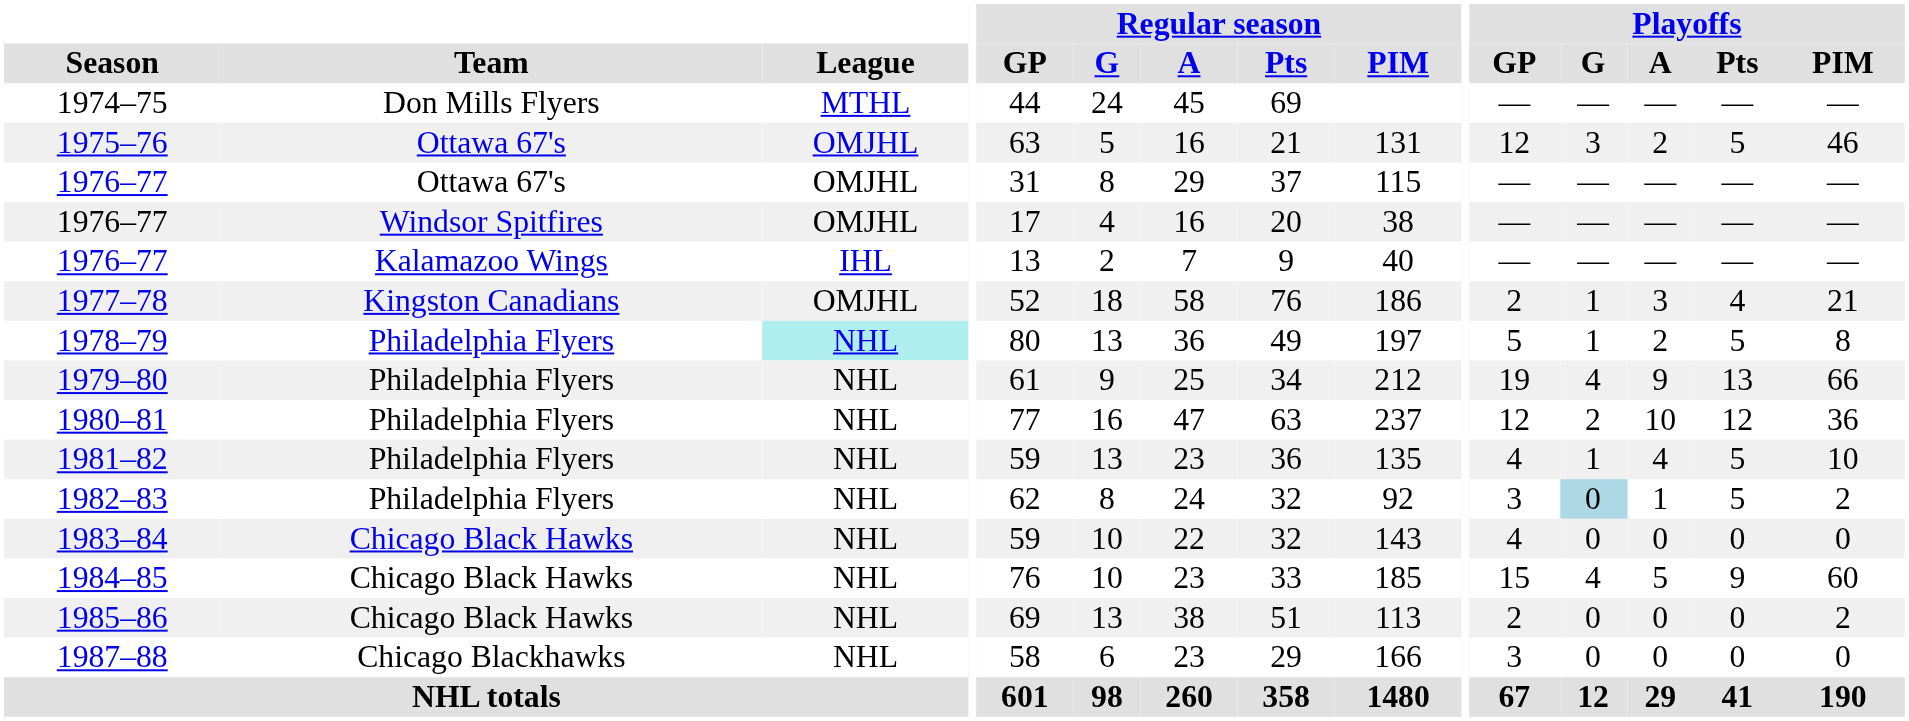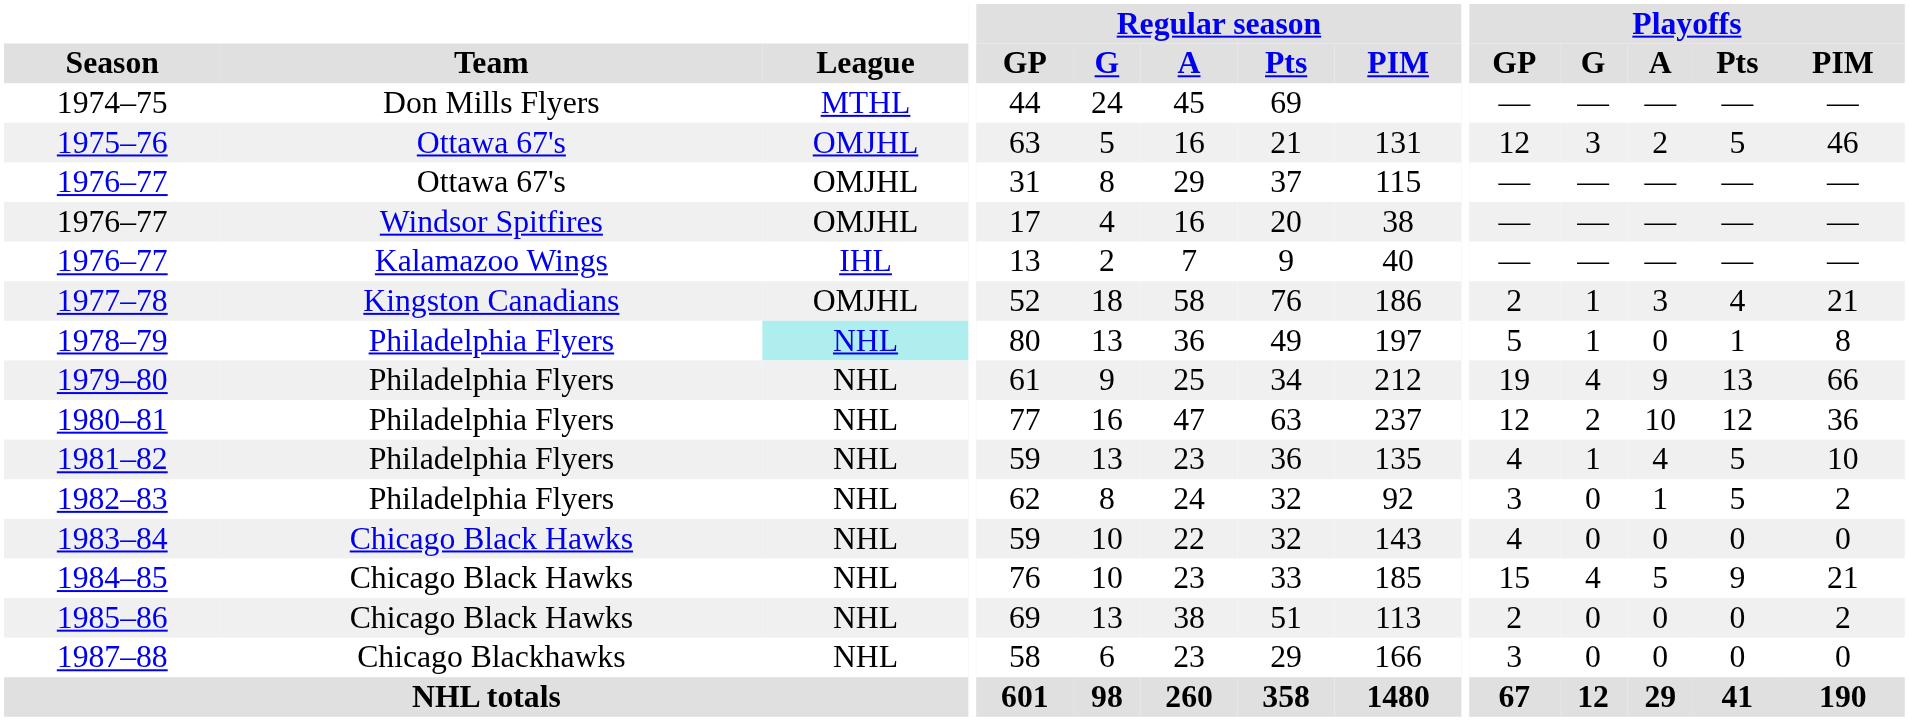(1660, 340) 2 -> (1660, 340) 0
(1737, 340) 5 -> (1737, 340) 1
(1593, 498) lightblue background -> (1593, 498) no background
(1843, 577) 60 -> (1843, 577) 21
